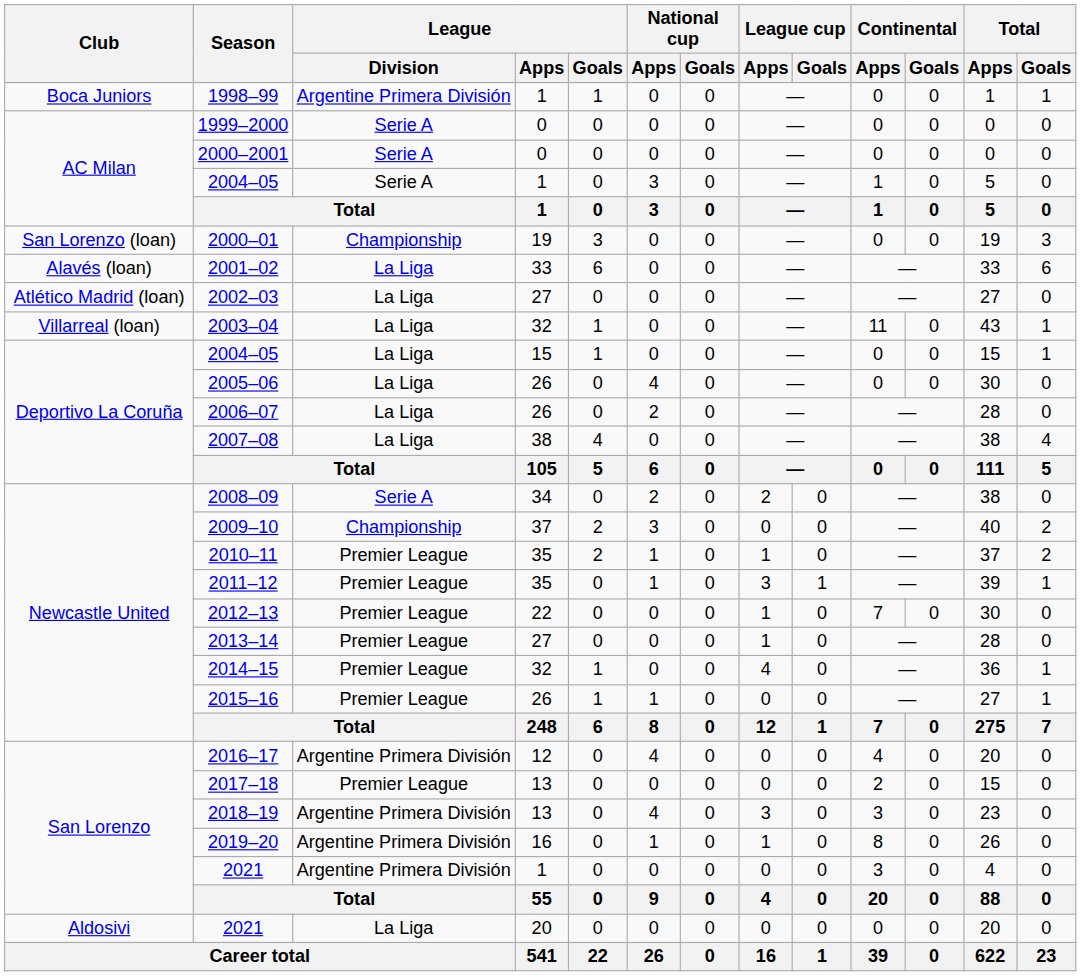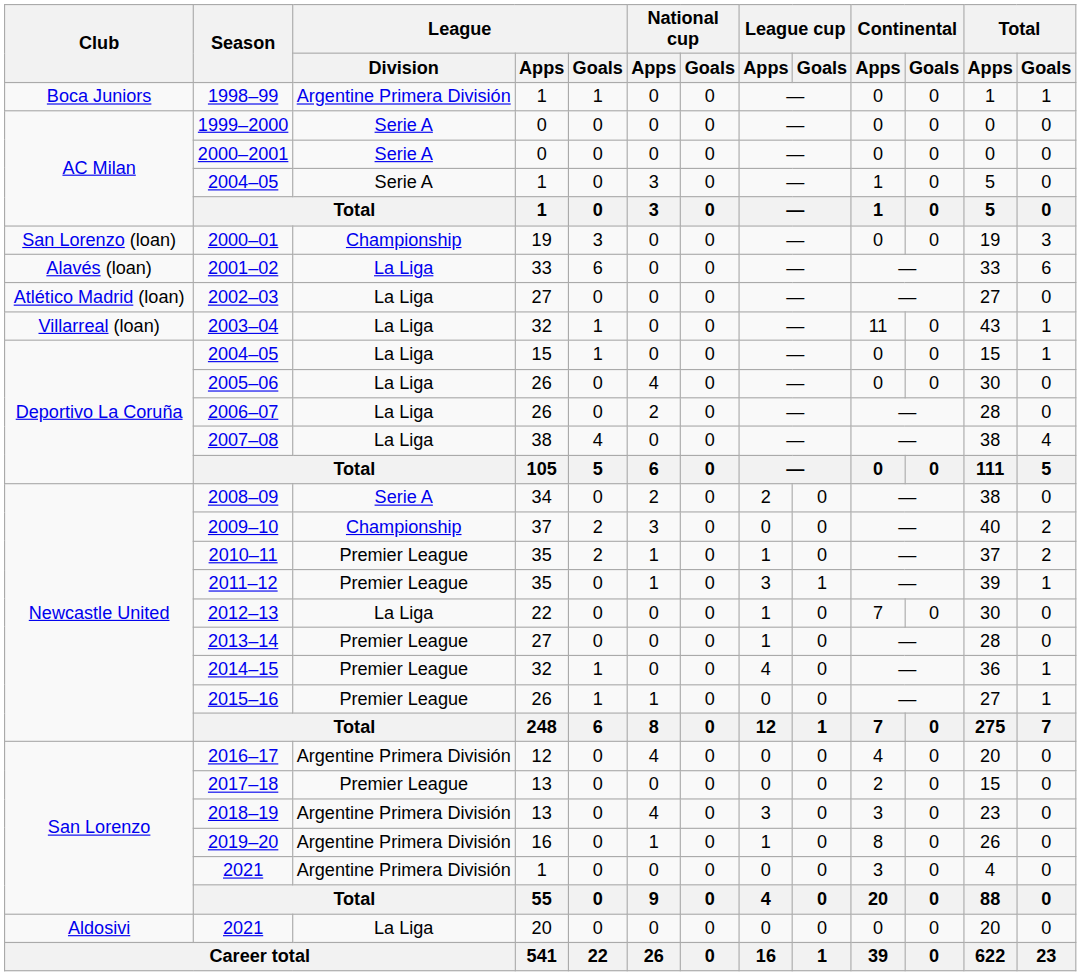(404, 612) Premier League -> (404, 612) La Liga
